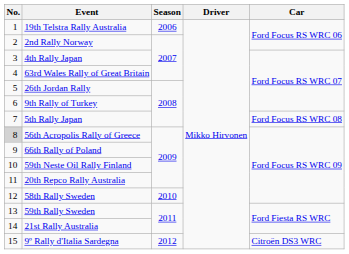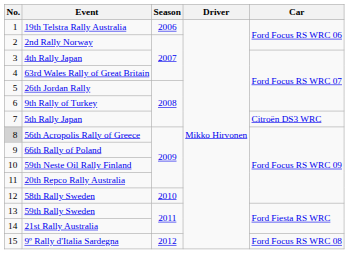(297, 119) Ford Focus RS WRC 08 -> (286, 119) Citroën DS3 WRC
(286, 241) Citroën DS3 WRC -> (297, 241) Ford Focus RS WRC 08
